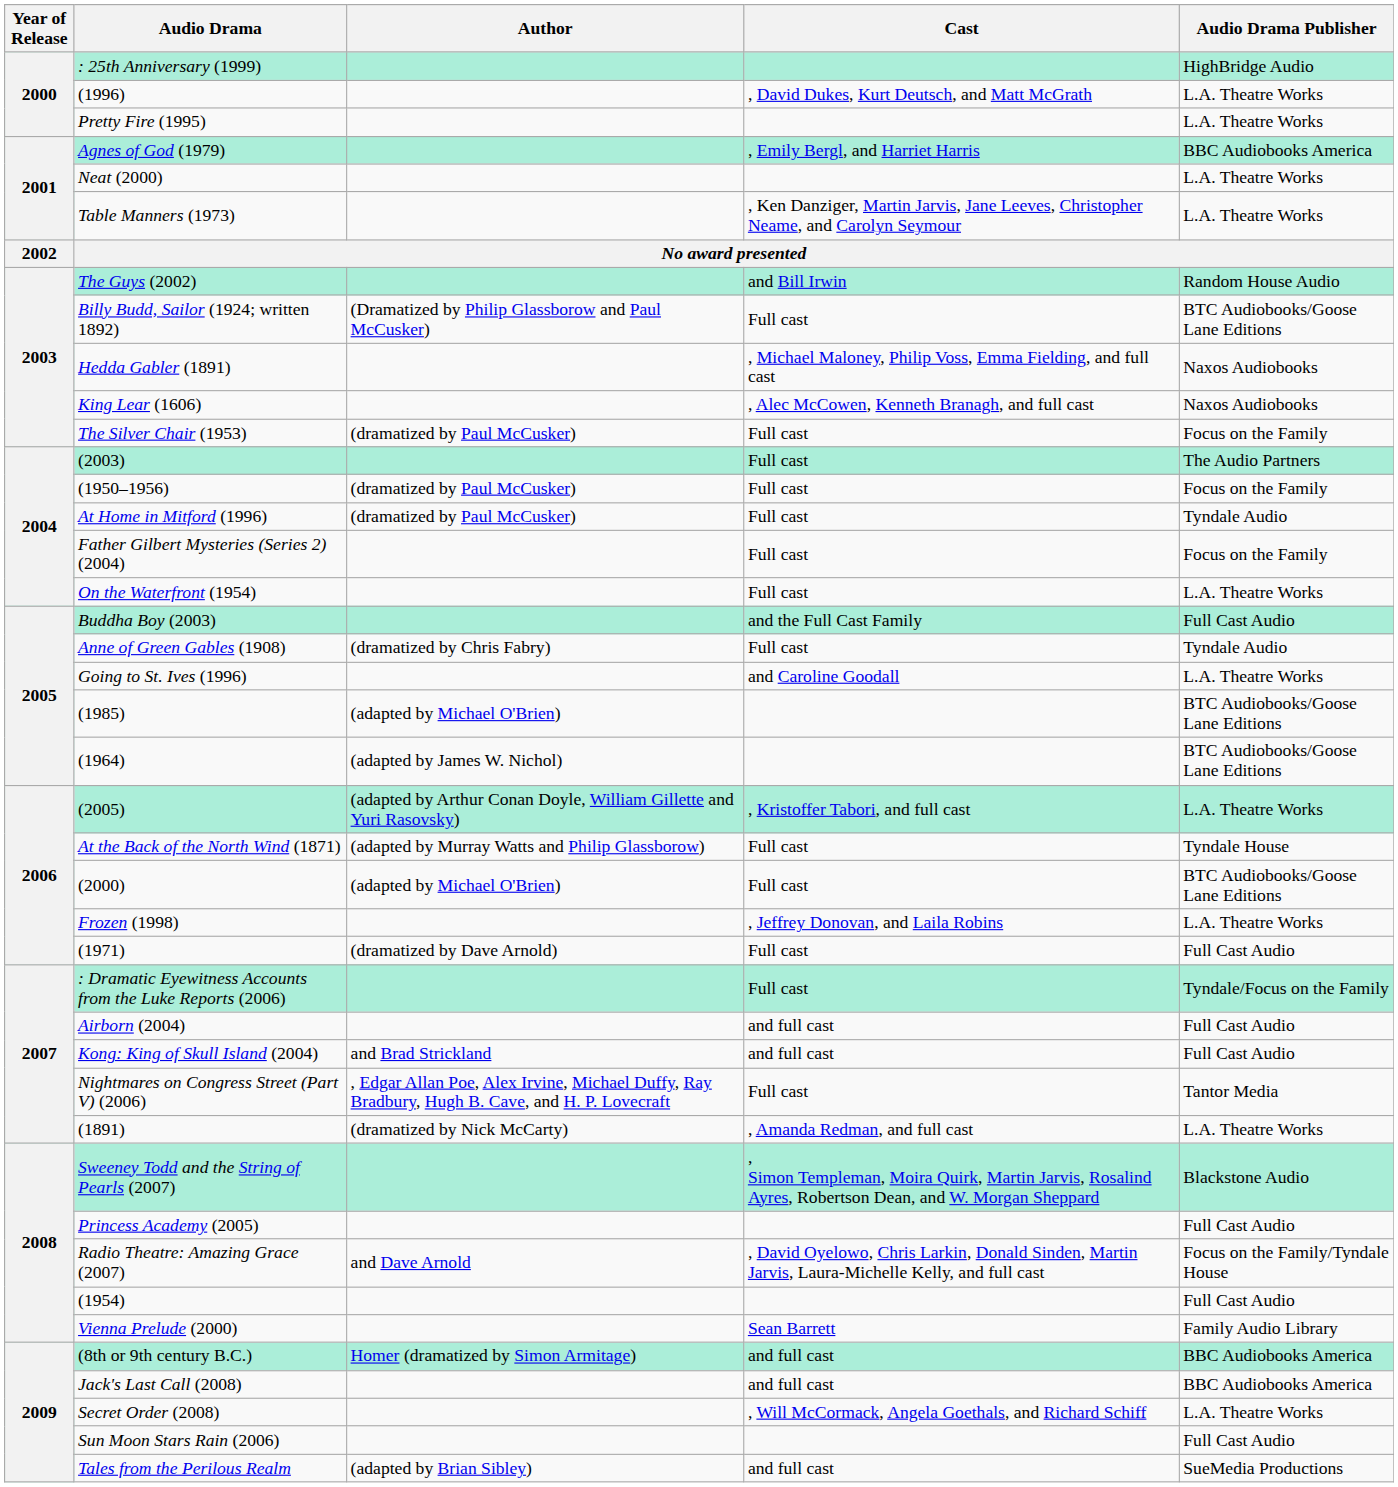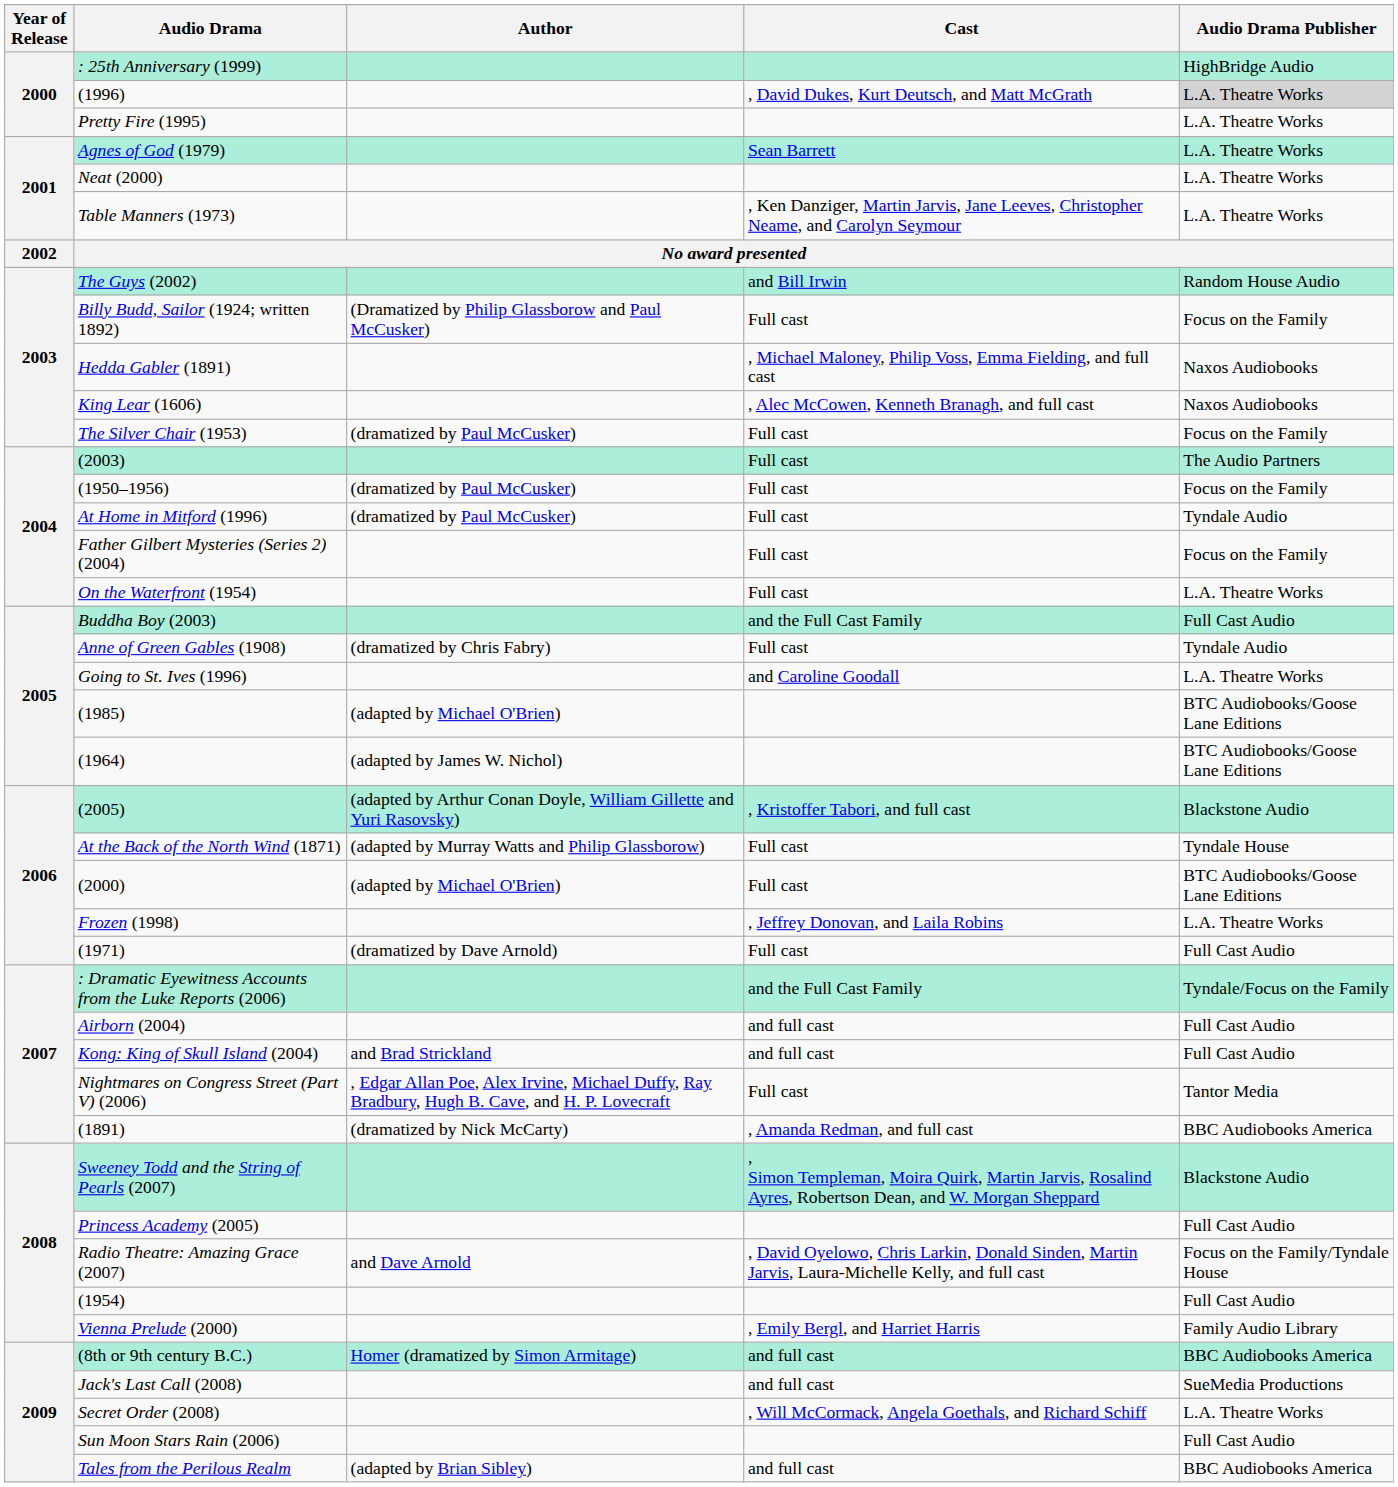(1253, 94) no background -> (1253, 94) lightgrey background
(864, 149) , Emily Bergl, and Harriet Harris -> (792, 149) Sean Barrett
(1278, 149) BBC Audiobooks America -> (1253, 149) L.A. Theatre Works
(1270, 319) BTC Audiobooks/Goose Lane Editions -> (1255, 319) Focus on the Family
(1253, 808) L.A. Theatre Works -> (1246, 808) Blackstone Audio
(778, 988) Full cast -> (835, 988) and the Full Cast Family
(1253, 1129) L.A. Theatre Works -> (1278, 1129) BBC Audiobooks America
(792, 1328) Sean Barrett -> (864, 1328) , Emily Bergl, and Harriet Harris
(1278, 1384) BBC Audiobooks America -> (1263, 1384) SueMedia Productions
(1263, 1467) SueMedia Productions -> (1278, 1467) BBC Audiobooks America
